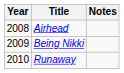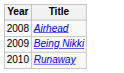- column: (103, 12)
